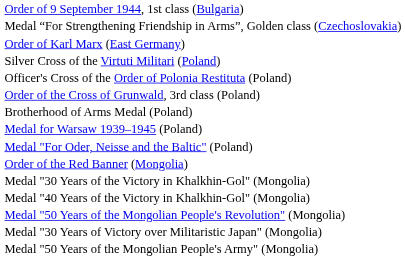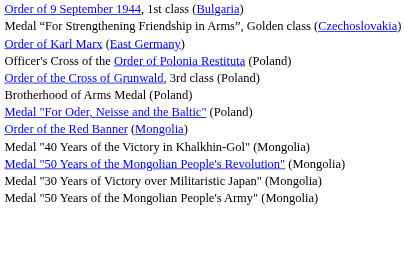- row: (112, 60)
- row: (103, 129)
- row: (157, 181)
